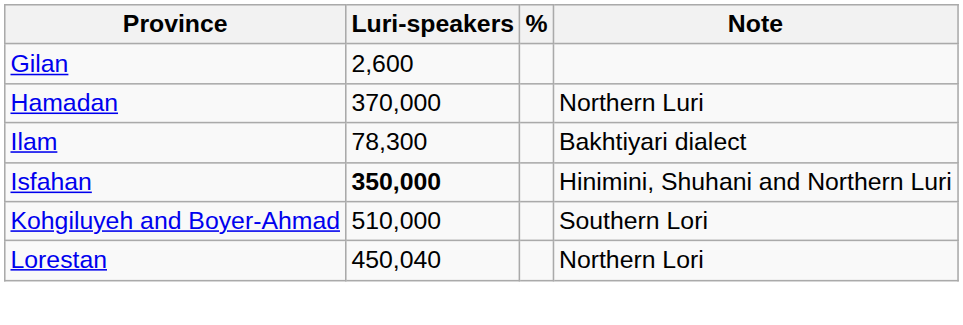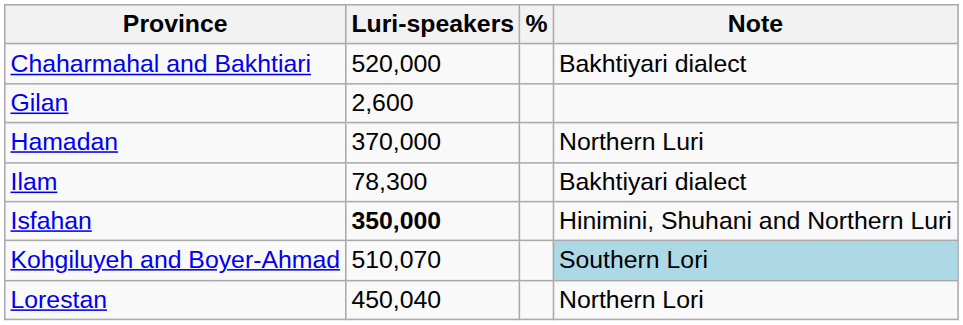+ row: (161, 63)
(396, 220) 510,000 -> (396, 260) 510,070
(633, 220) no background -> (633, 260) lightblue background
